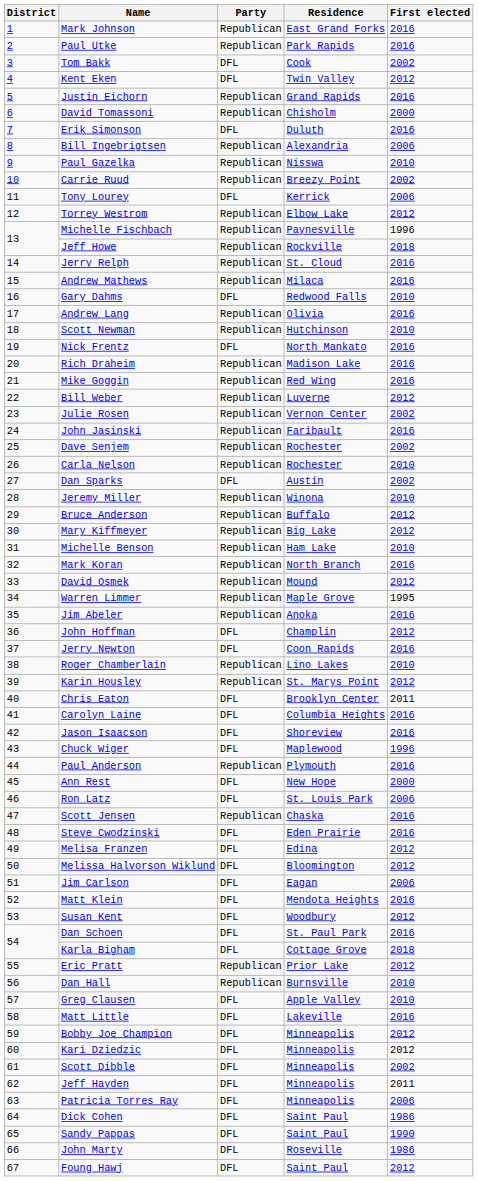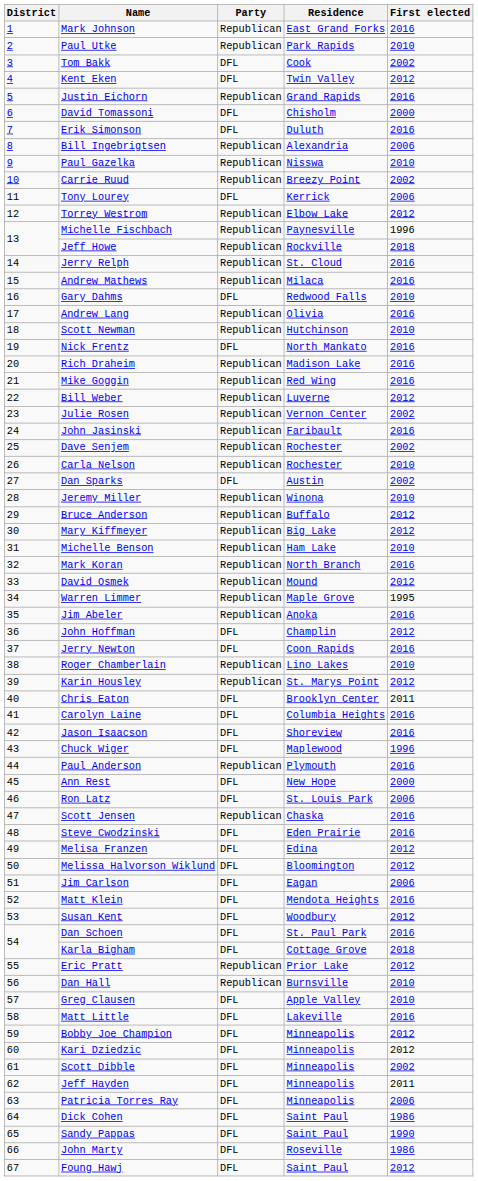(402, 46) 2016 -> (402, 46) 2010
(251, 113) Republican -> (229, 113) DFL
